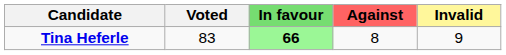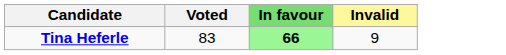- column: (375, 15)
